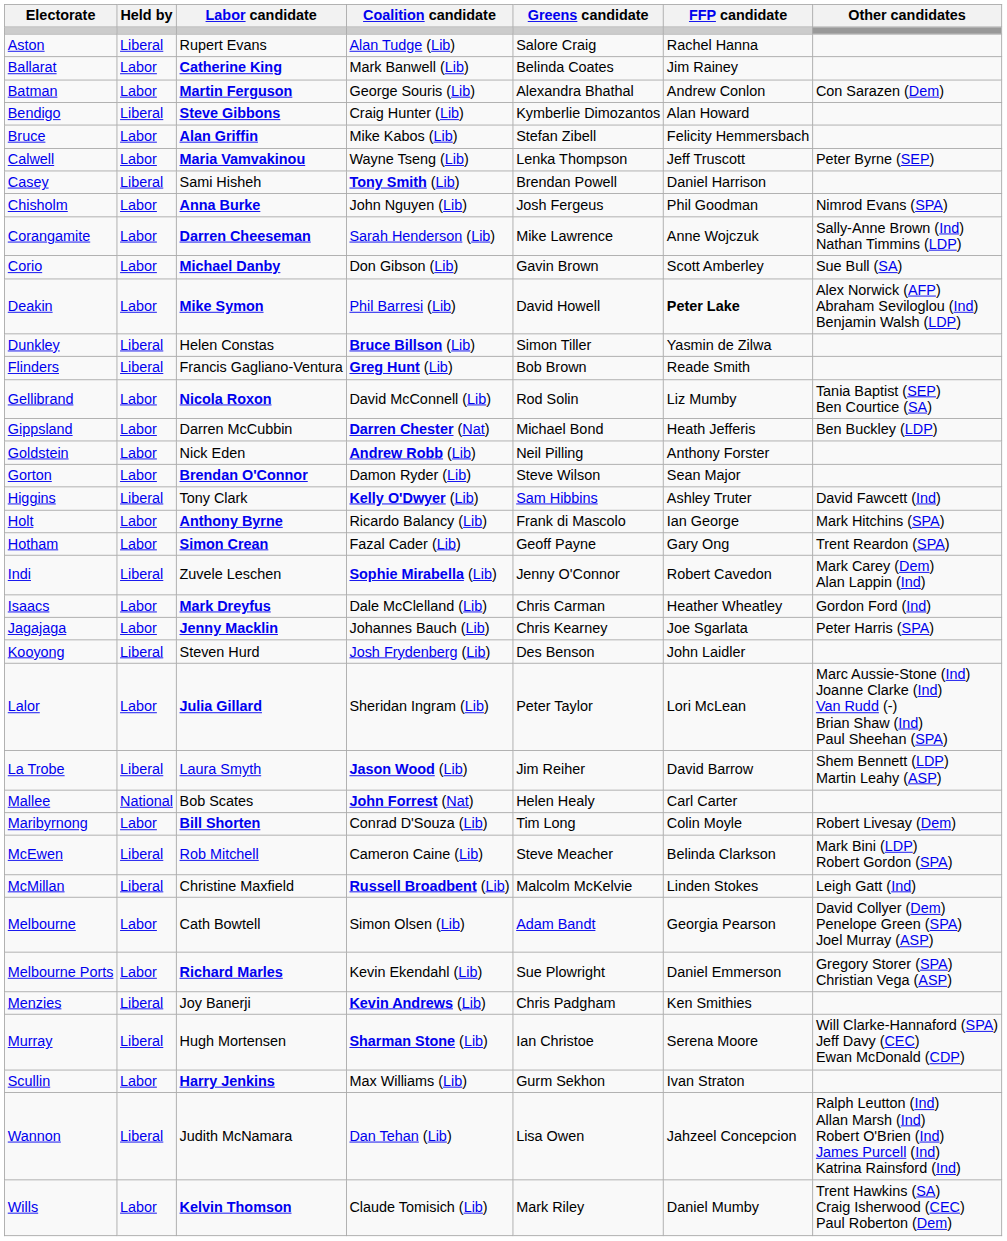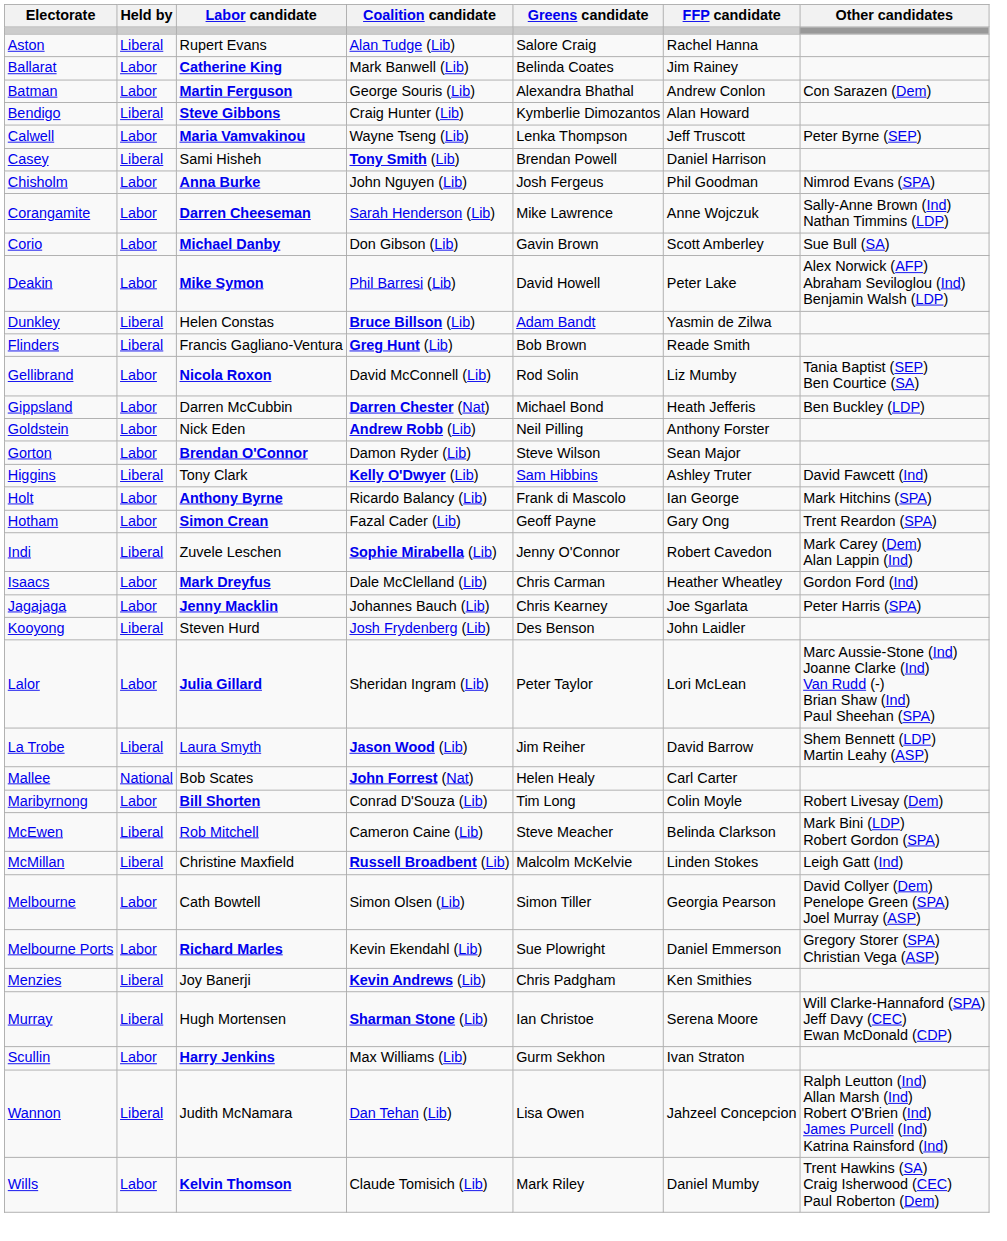- row: (27, 136)
(703, 306) bold -> (702, 283) normal
(554, 345) Simon Tiller -> (556, 322) Adam Bandt
(556, 924) Adam Bandt -> (554, 902) Simon Tiller
